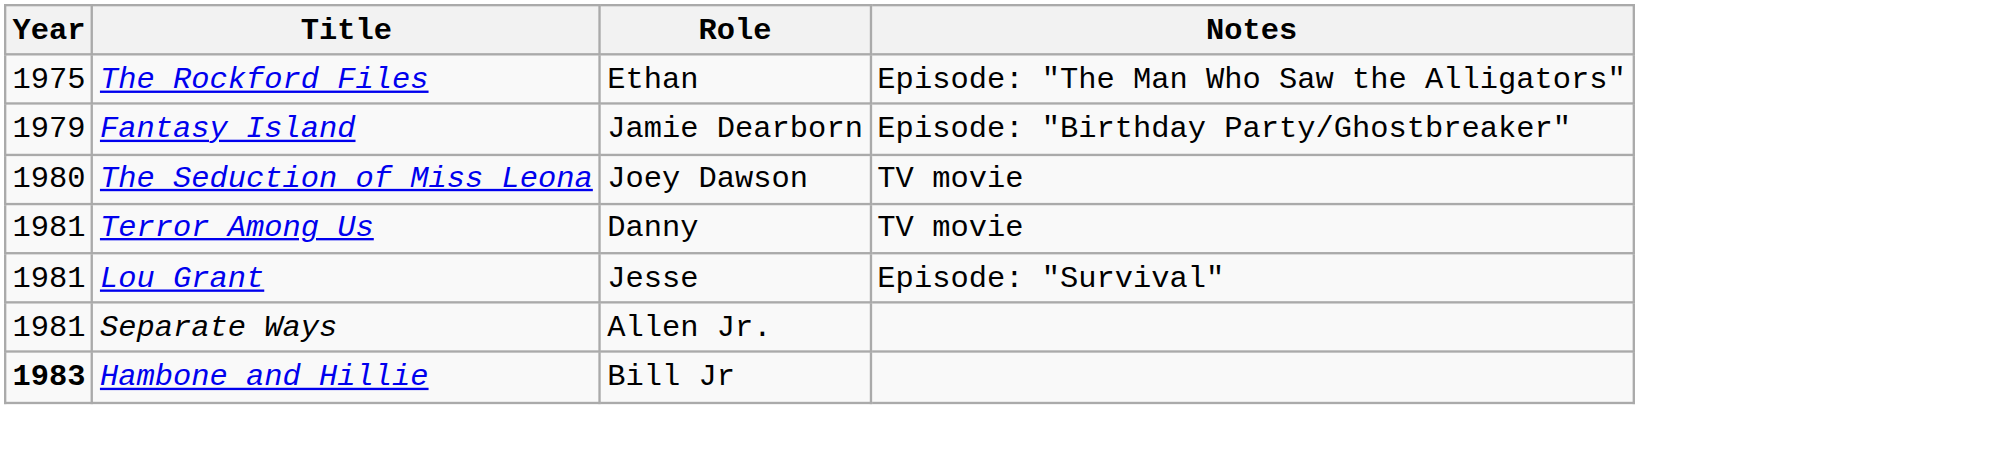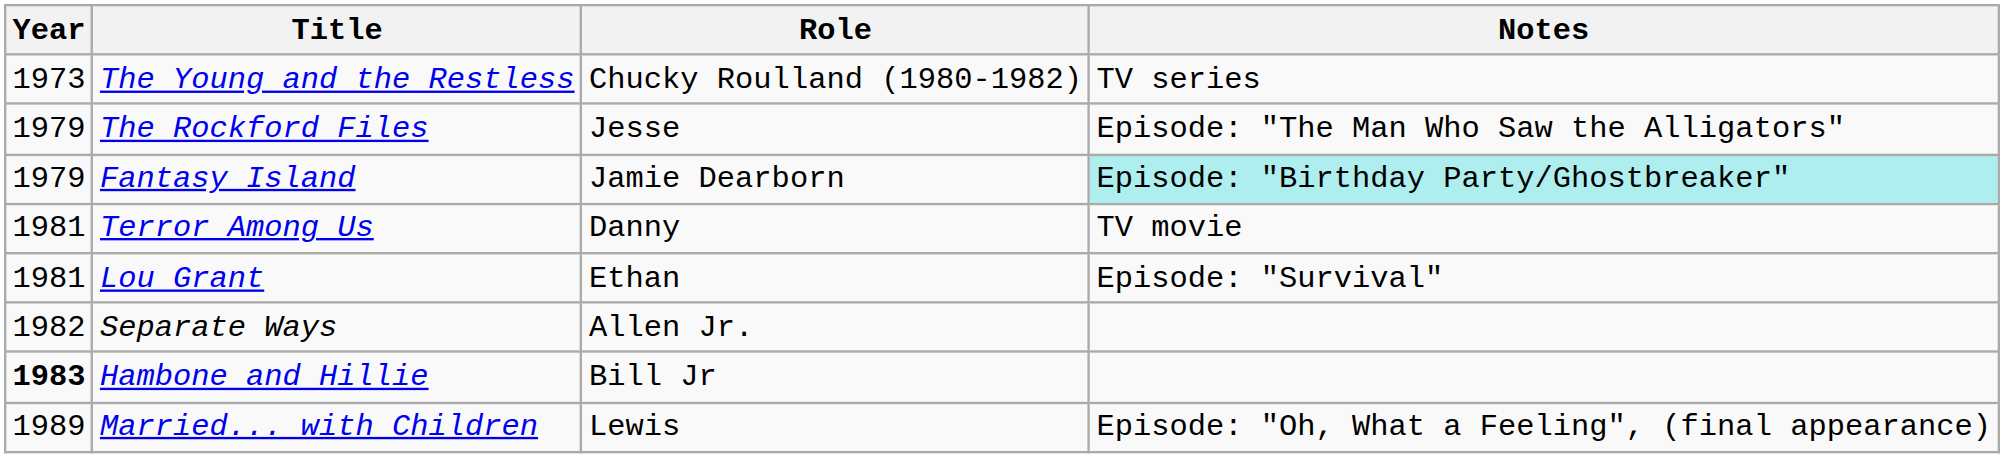+ row: (337, 80)
(49, 80) 1975 -> (49, 129) 1979
(653, 80) Ethan -> (635, 129) Jesse
(1224, 129) no background -> (1443, 179) paleturquoise background
- row: (346, 179)
(653, 278) Jesse -> (635, 278) Ethan
(49, 327) 1981 -> (49, 327) 1982
+ row: (319, 427)
